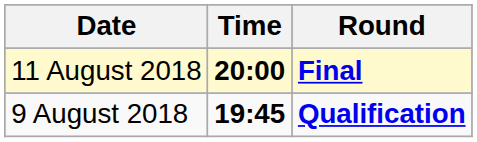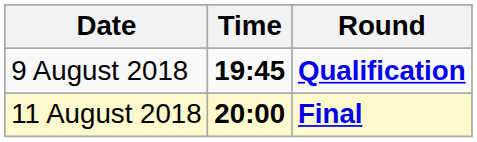rows swapped: (100, 114) <-> (106, 70)
